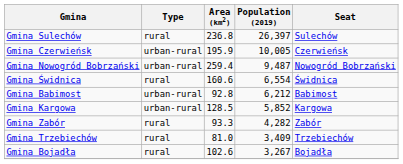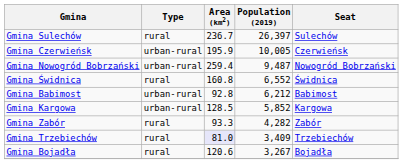(220, 37) 236.8 -> (220, 37) 236.7
(220, 80) 160.6 -> (220, 80) 160.8
(277, 80) 6,554 -> (277, 80) 6,552
(222, 137) no background -> (222, 137) lavender background
(220, 152) 102.6 -> (220, 152) 120.6
